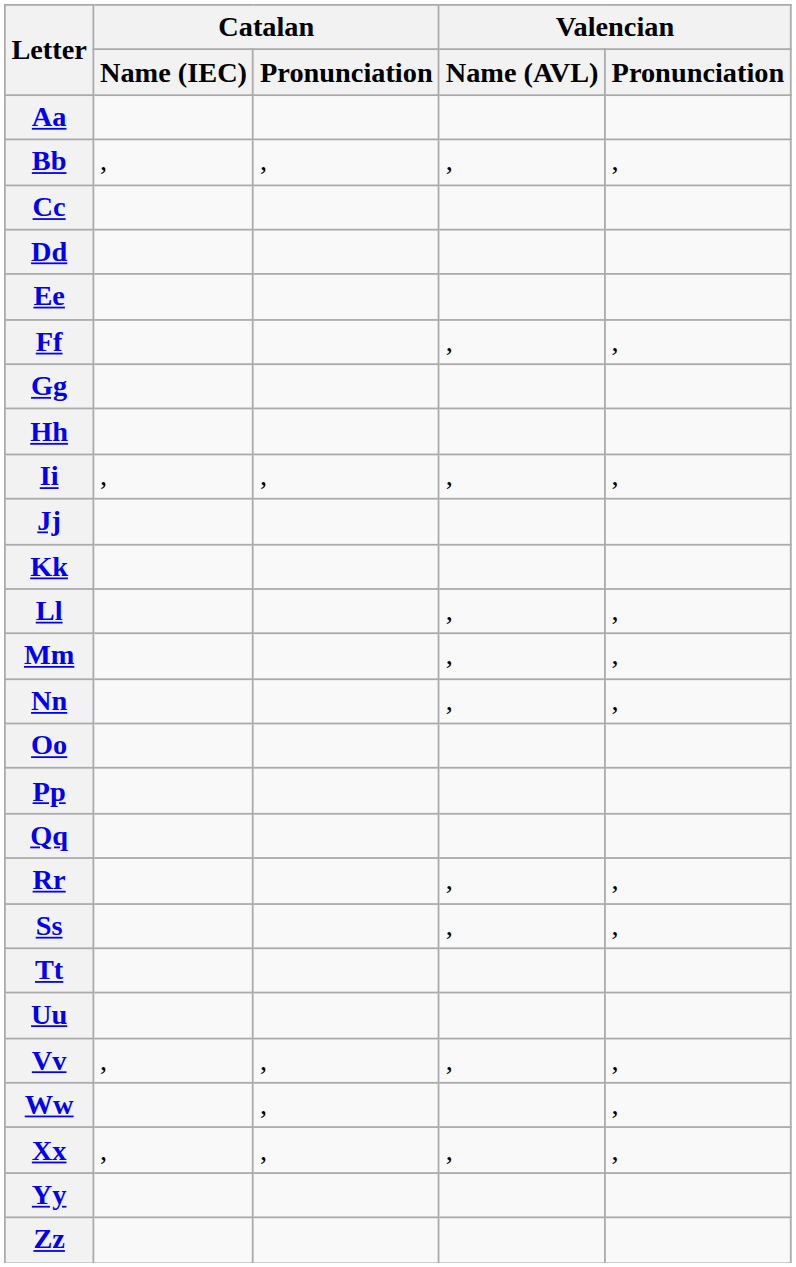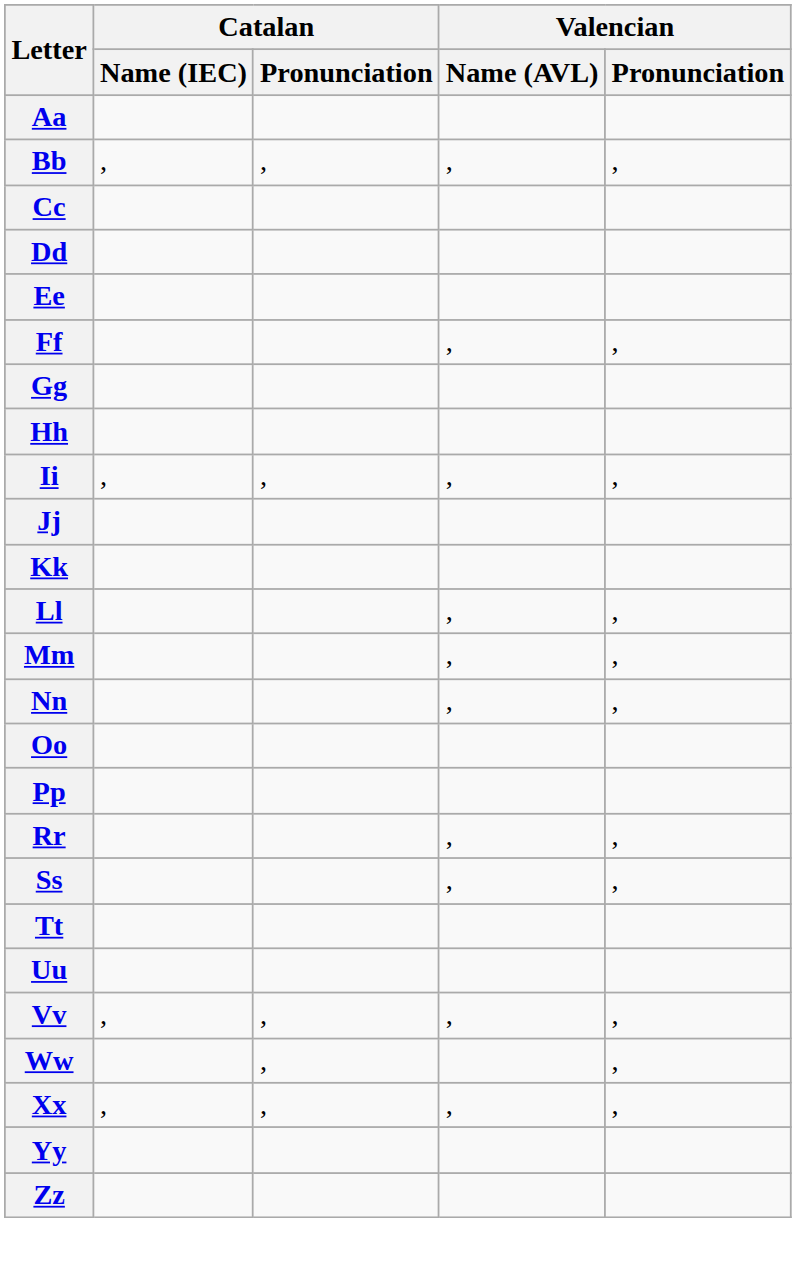- row: (49, 835)
